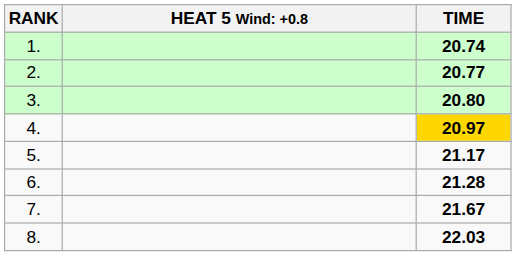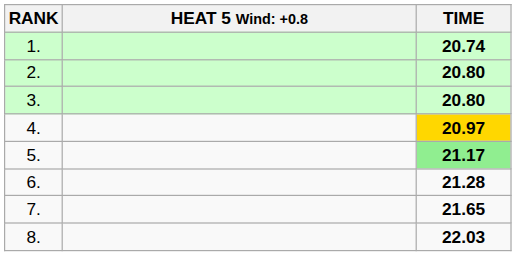(464, 73) 20.77 -> (464, 73) 20.80
(464, 155) no background -> (464, 155) lightgreen background
(464, 210) 21.67 -> (464, 210) 21.65
